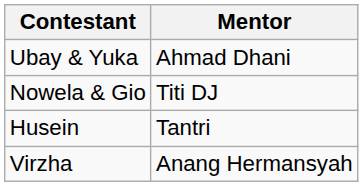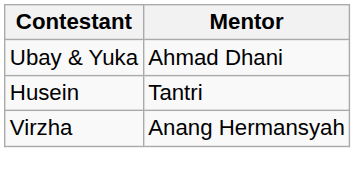- row: (78, 92)
